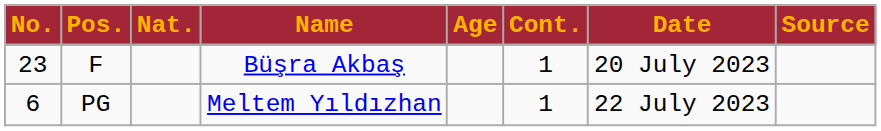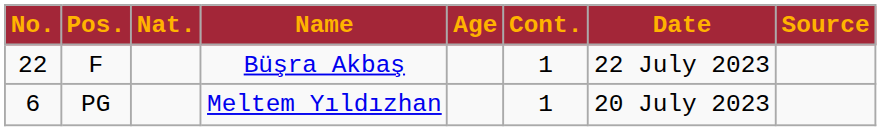(33, 65) 23 -> (33, 65) 22
(682, 65) 20 July 2023 -> (682, 65) 22 July 2023
(682, 105) 22 July 2023 -> (682, 105) 20 July 2023
